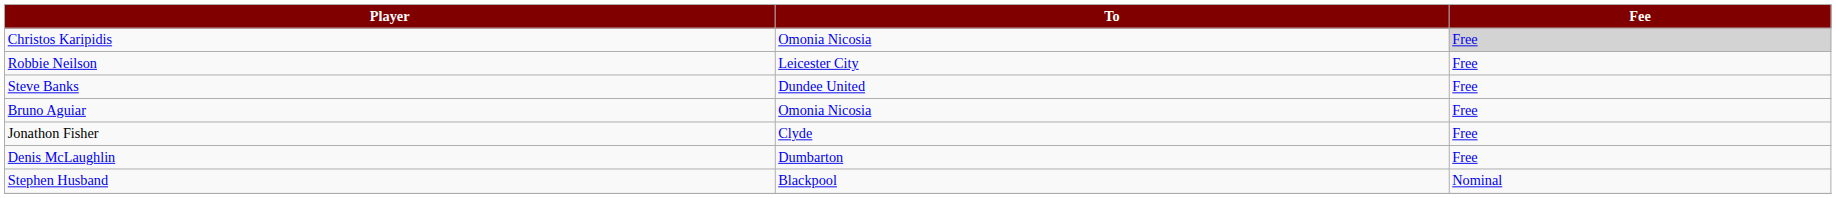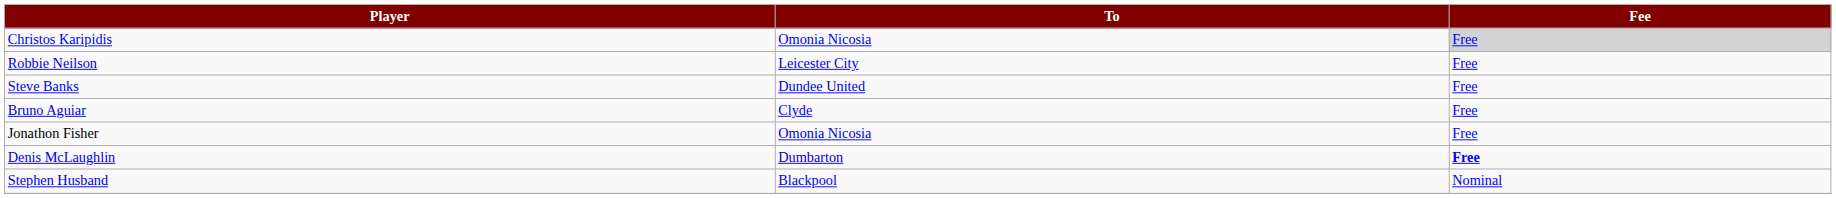(825, 110) Omonia Nicosia -> (795, 110) Clyde
(795, 134) Clyde -> (825, 134) Omonia Nicosia
(1465, 157) normal -> (1466, 157) bold
